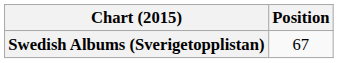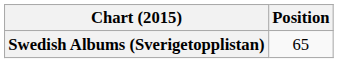(301, 44) 67 -> (301, 44) 65
